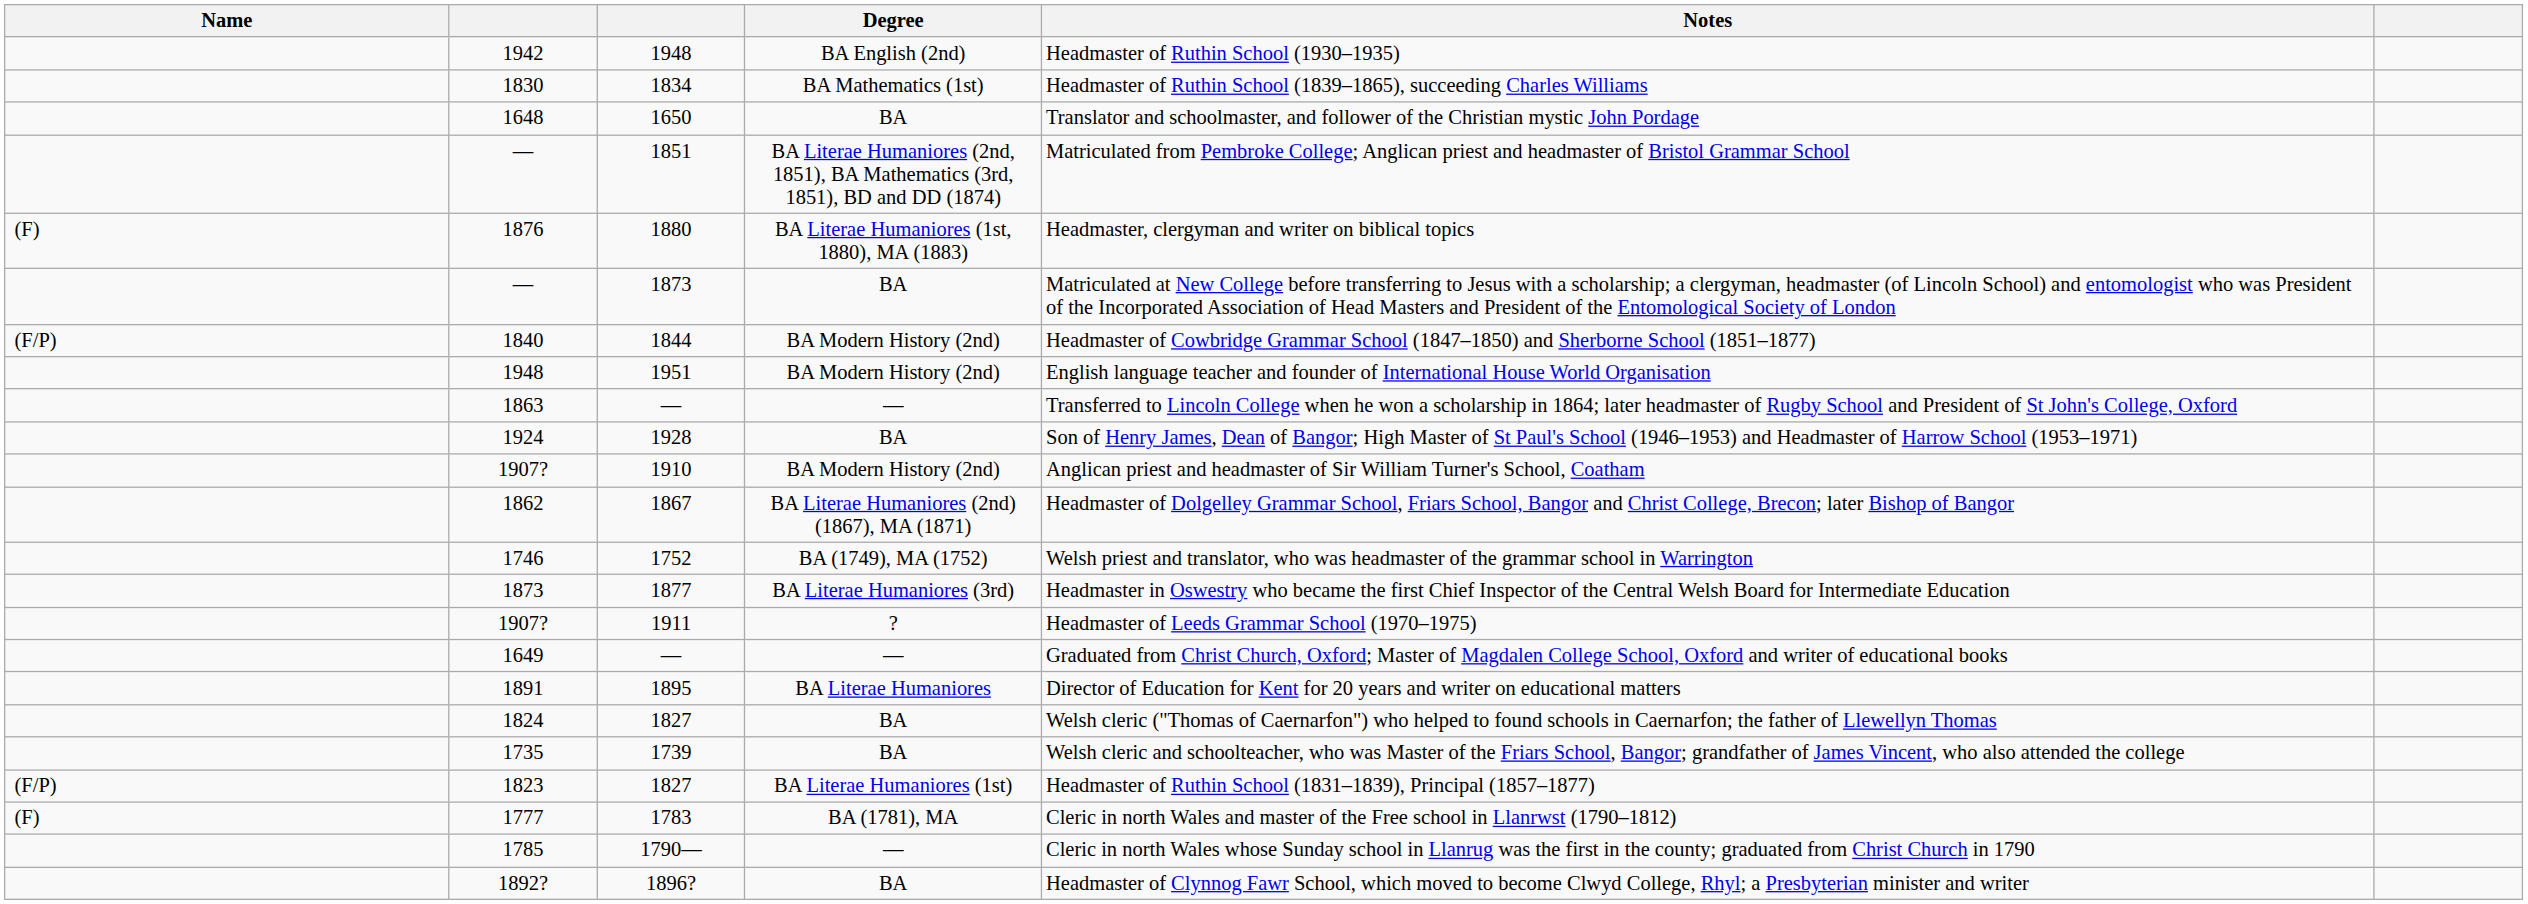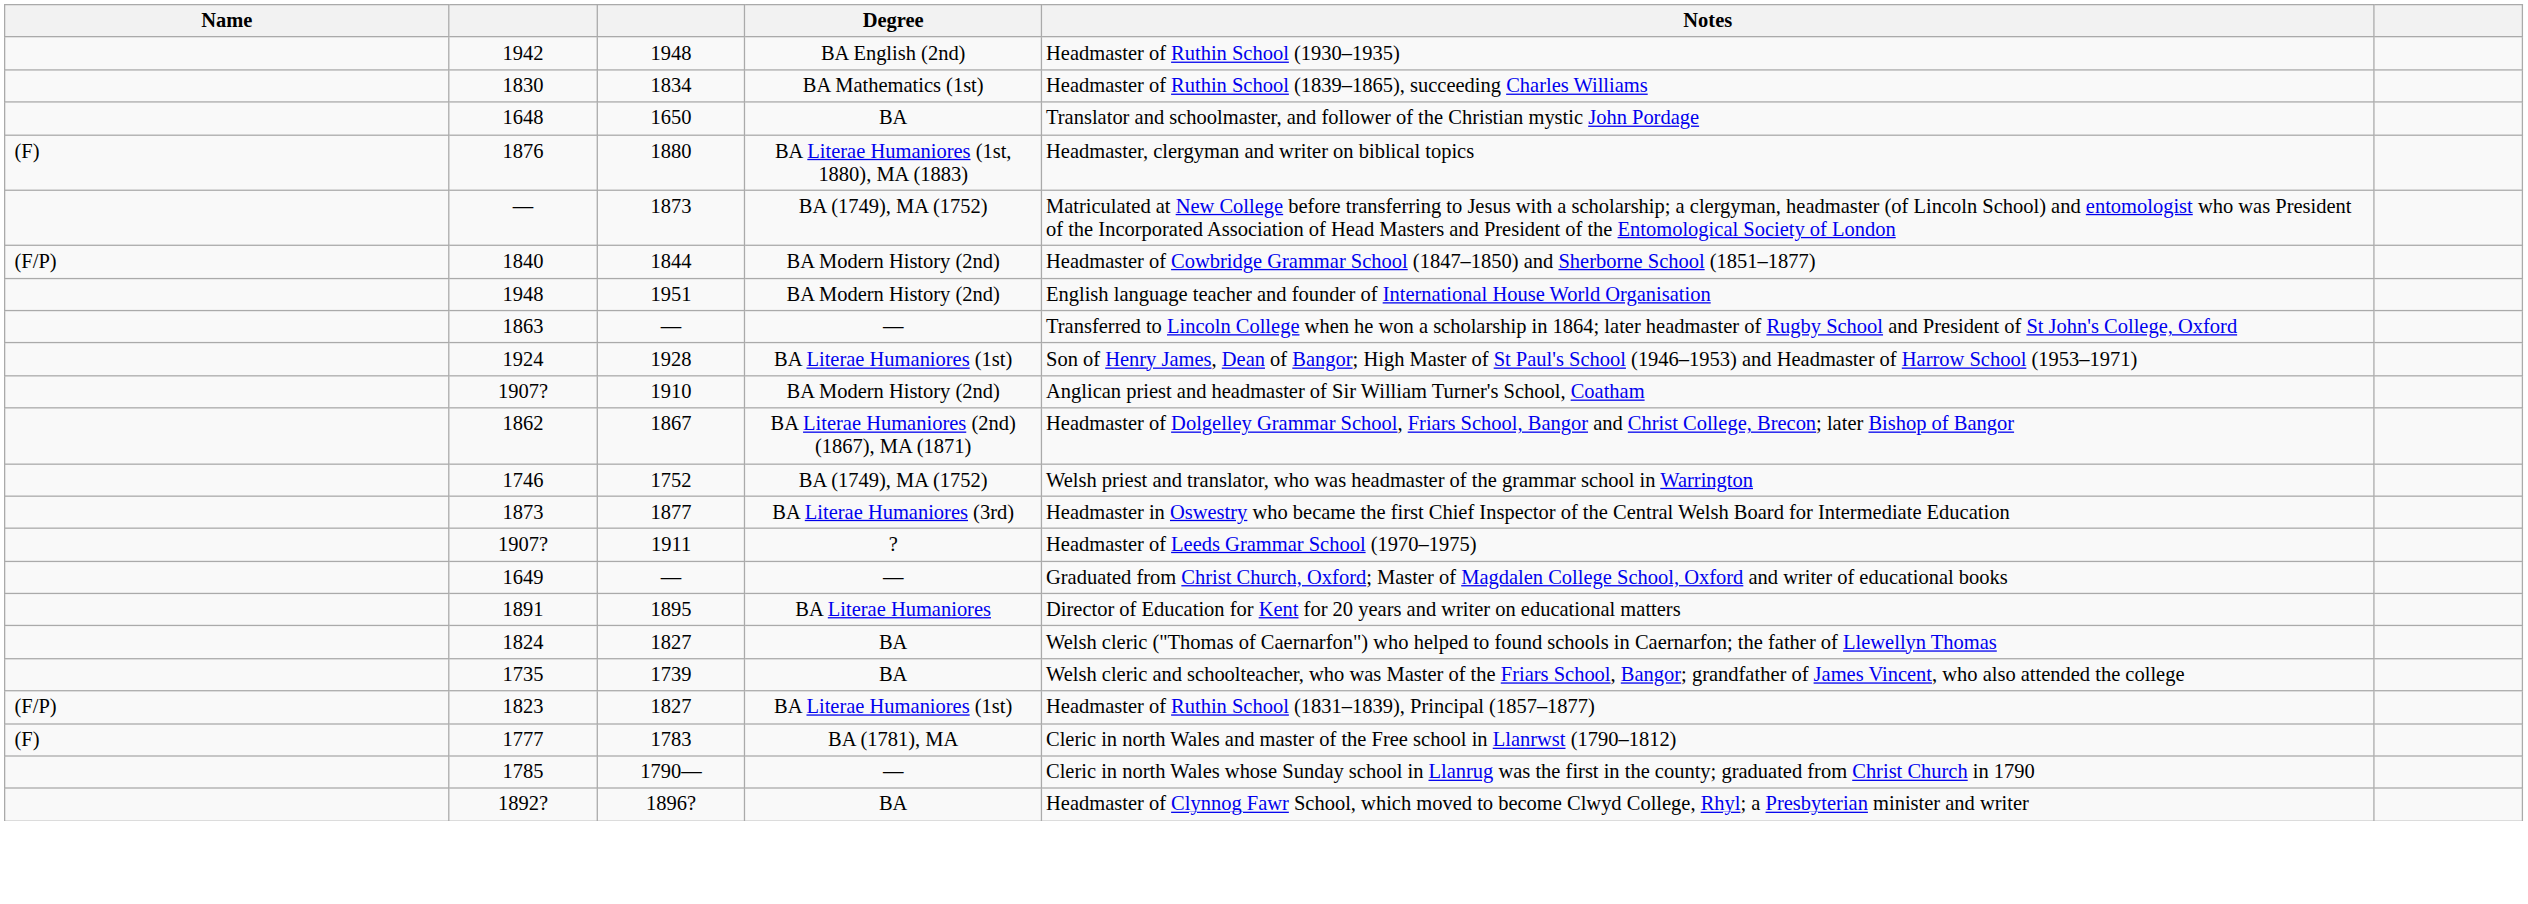- row: (523, 150)
(893, 284) BA -> (893, 206) BA (1749), MA (1752)
(893, 437) BA -> (893, 359) BA Literae Humaniores (1st)
